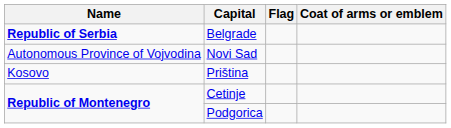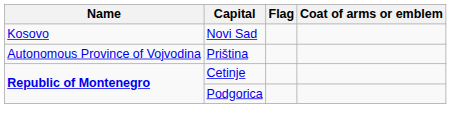- row: (232, 34)
(104, 53) Autonomous Province of Vojvodina -> (28, 34) Kosovo
(28, 73) Kosovo -> (104, 53) Autonomous Province of Vojvodina
